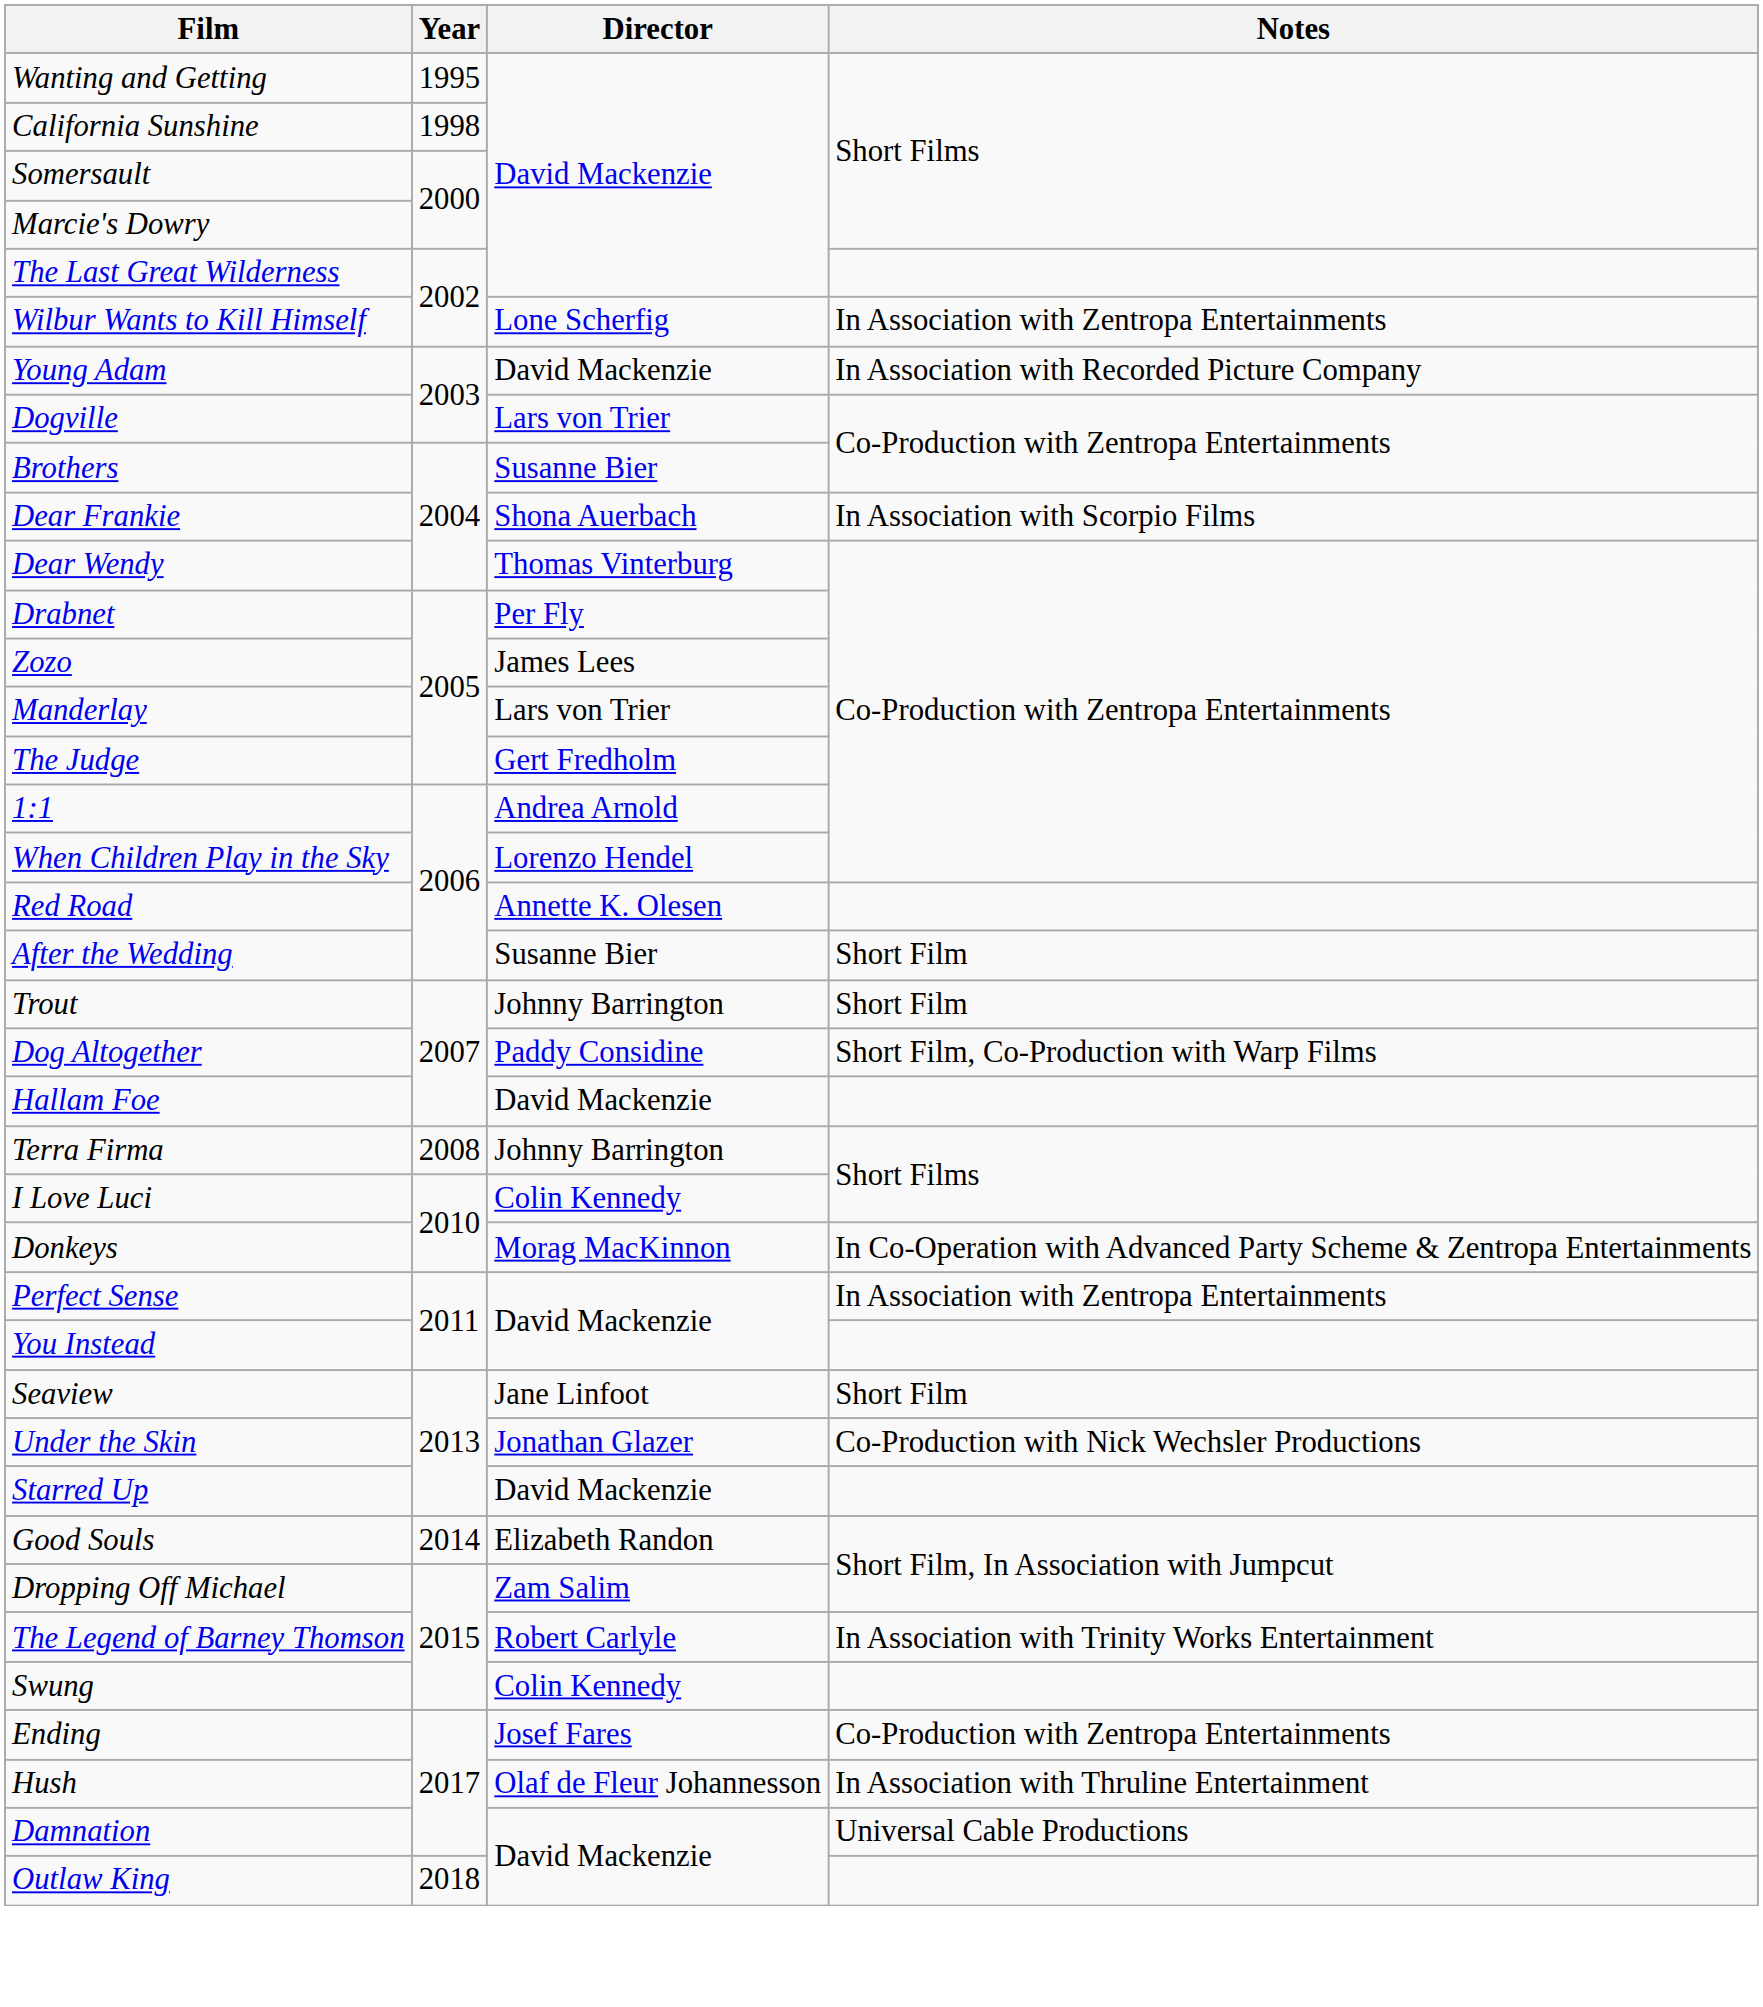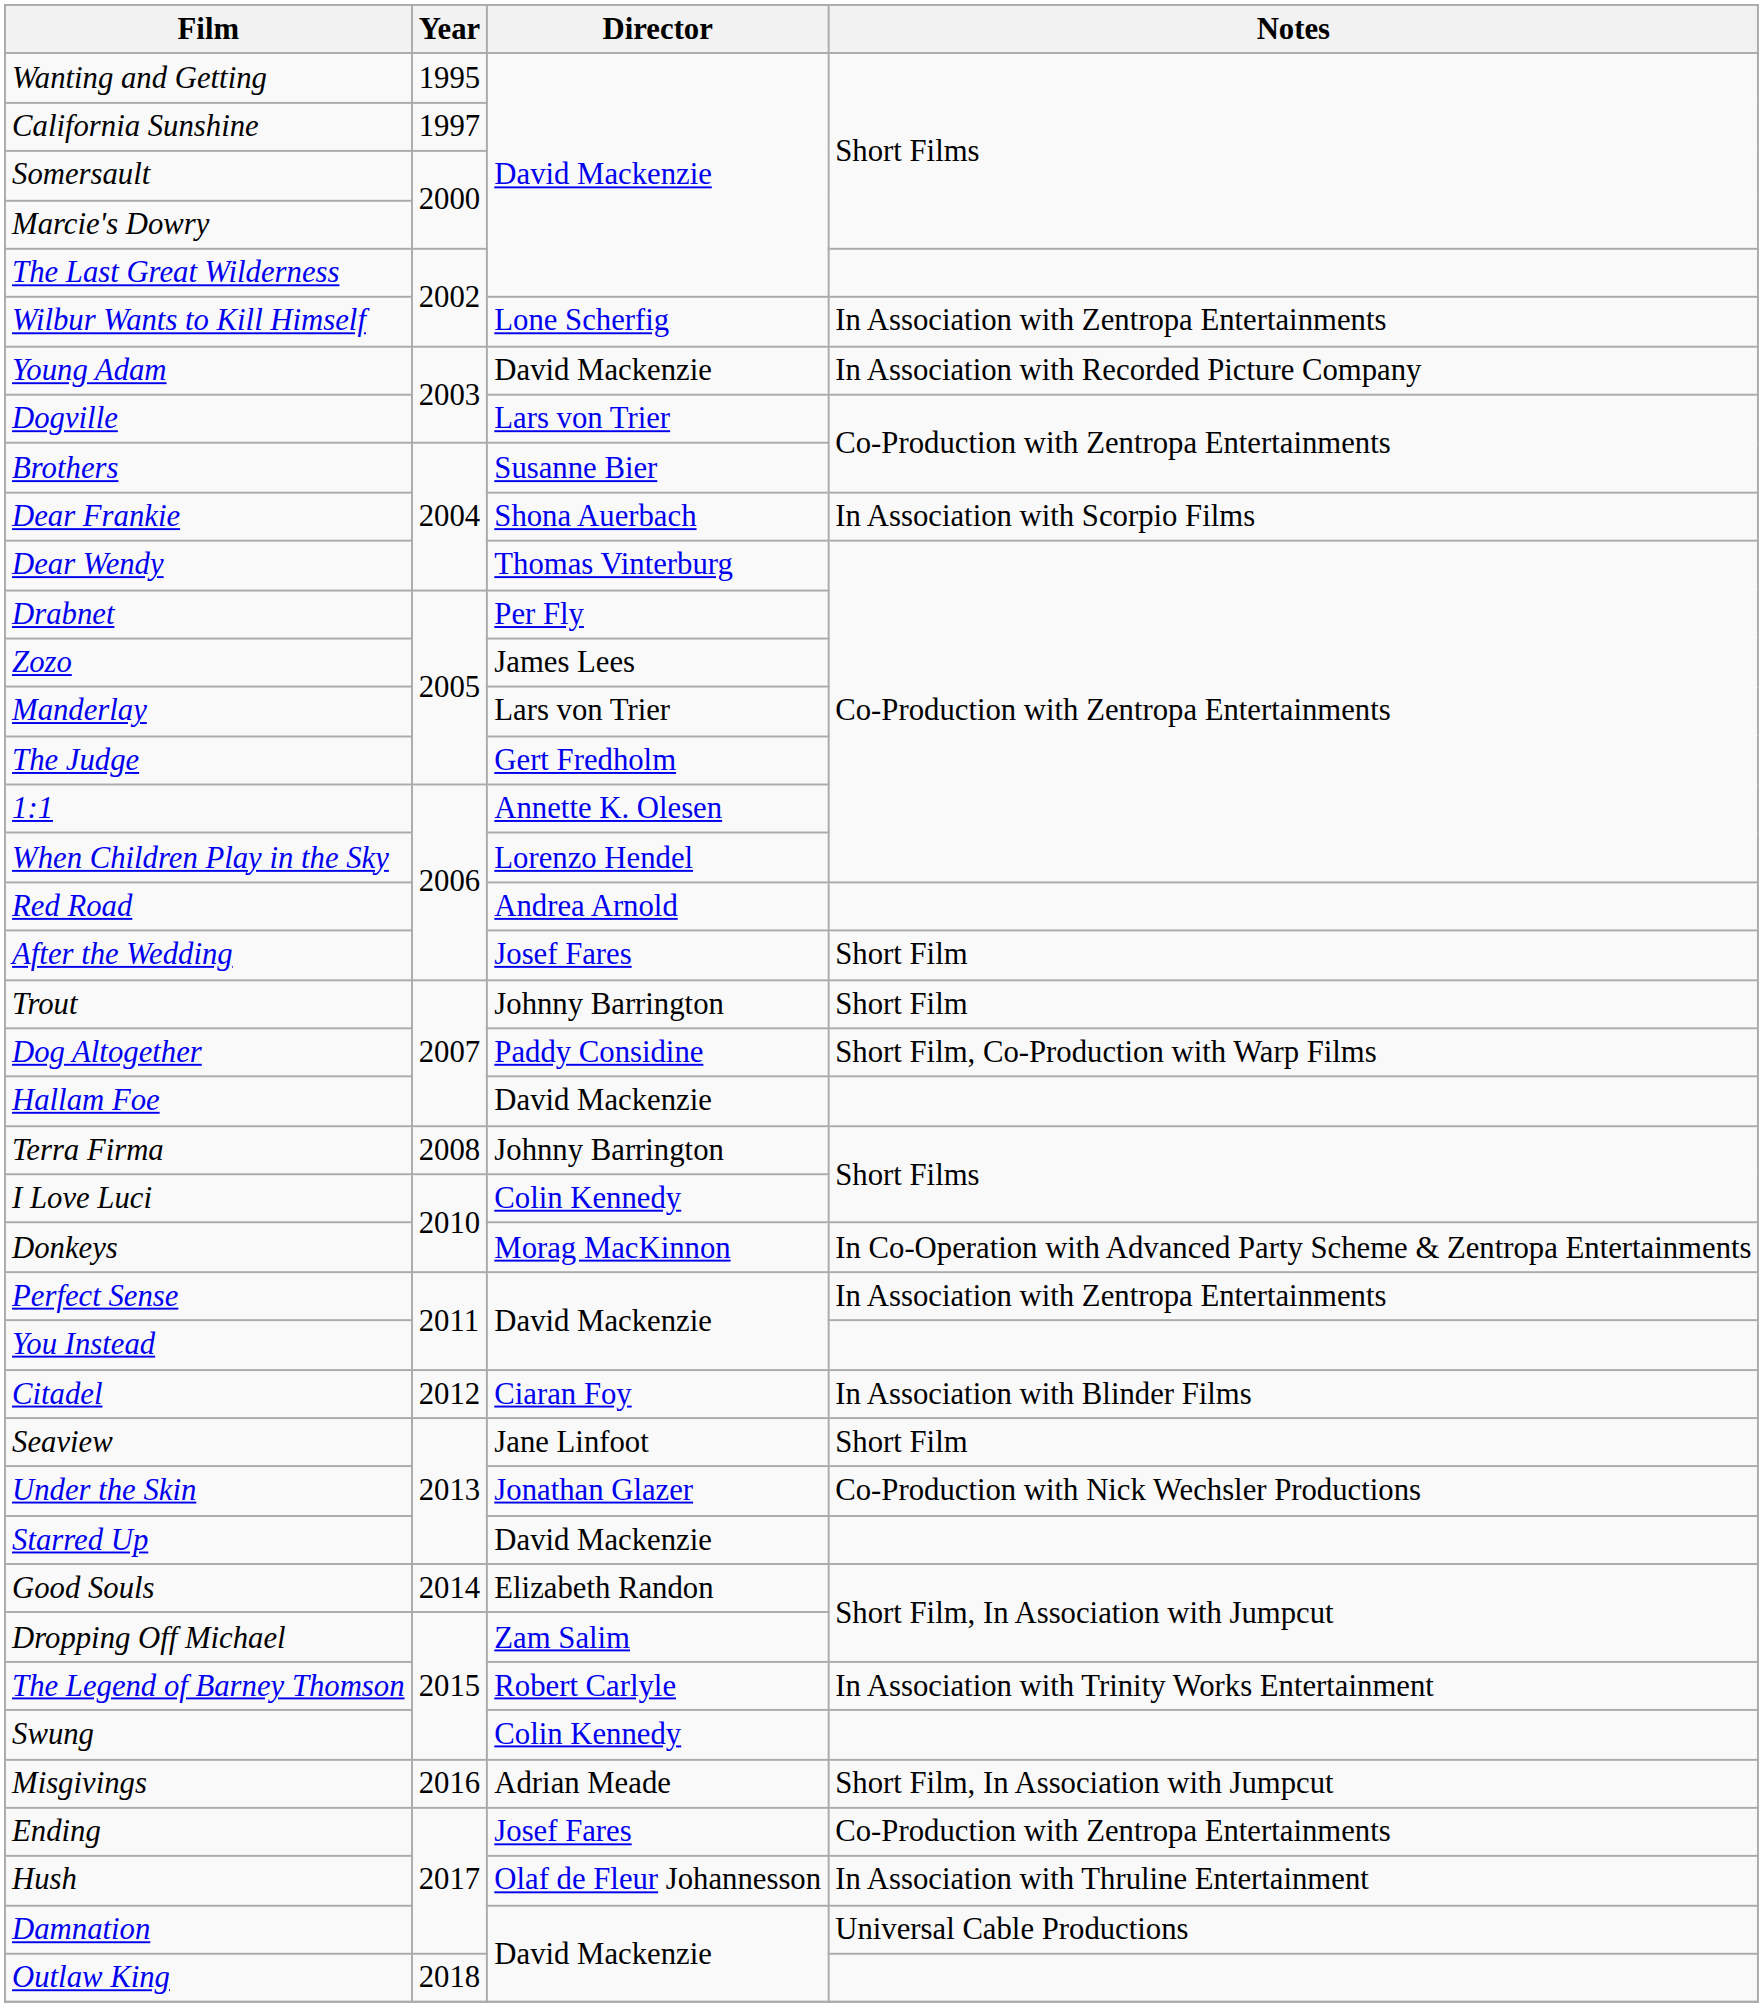(449, 126) 1998 -> (449, 126) 1997
(586, 808) Andrea Arnold -> (608, 808) Annette K. Olesen
(608, 905) Annette K. Olesen -> (586, 905) Andrea Arnold
(576, 954) Susanne Bier -> (563, 954) Josef Fares
+ row: (57, 1393)
+ row: (79, 1782)
